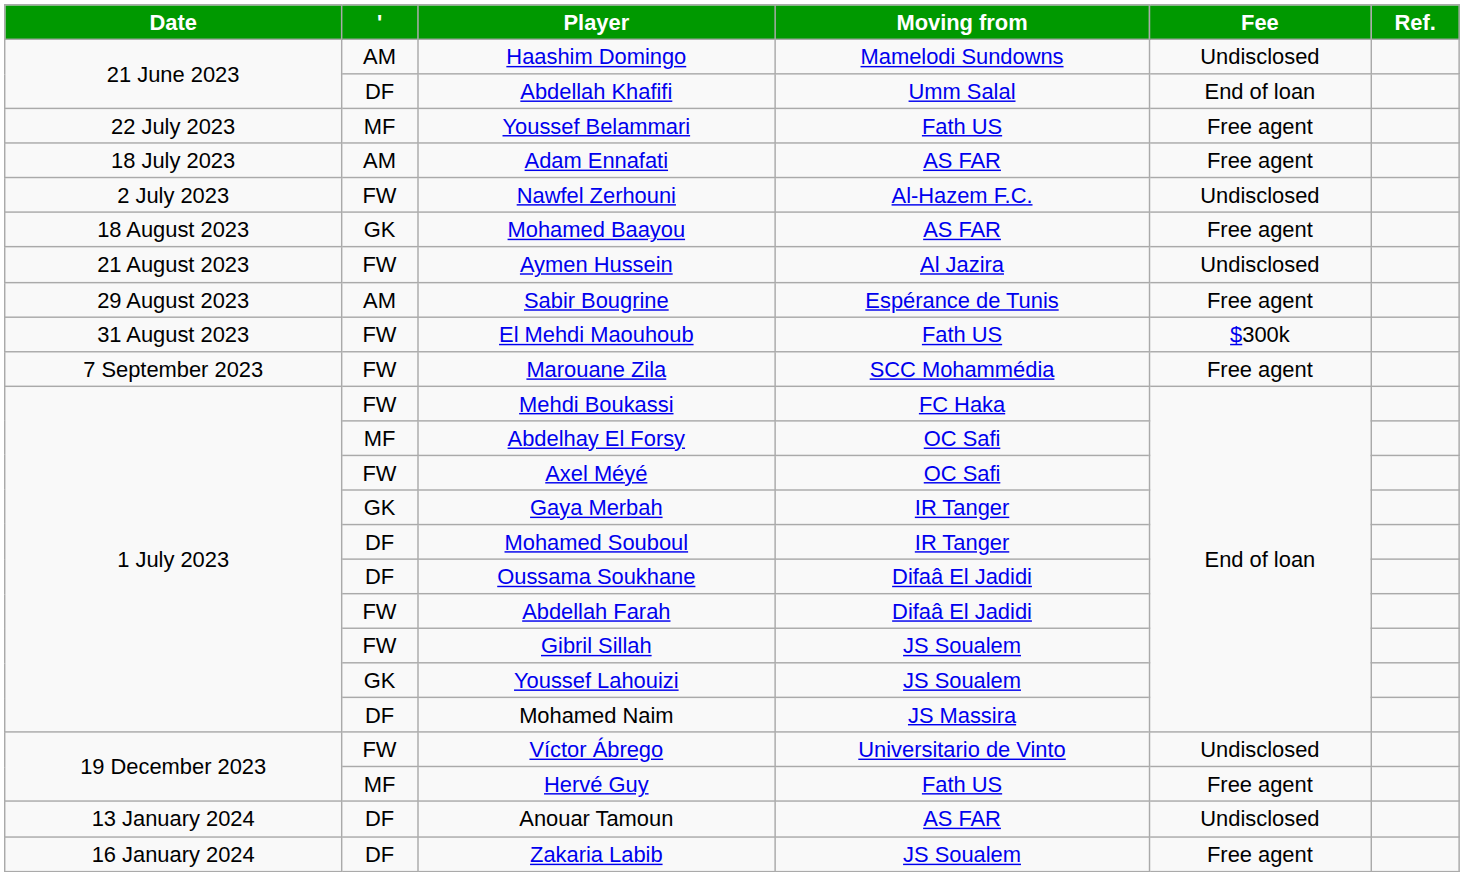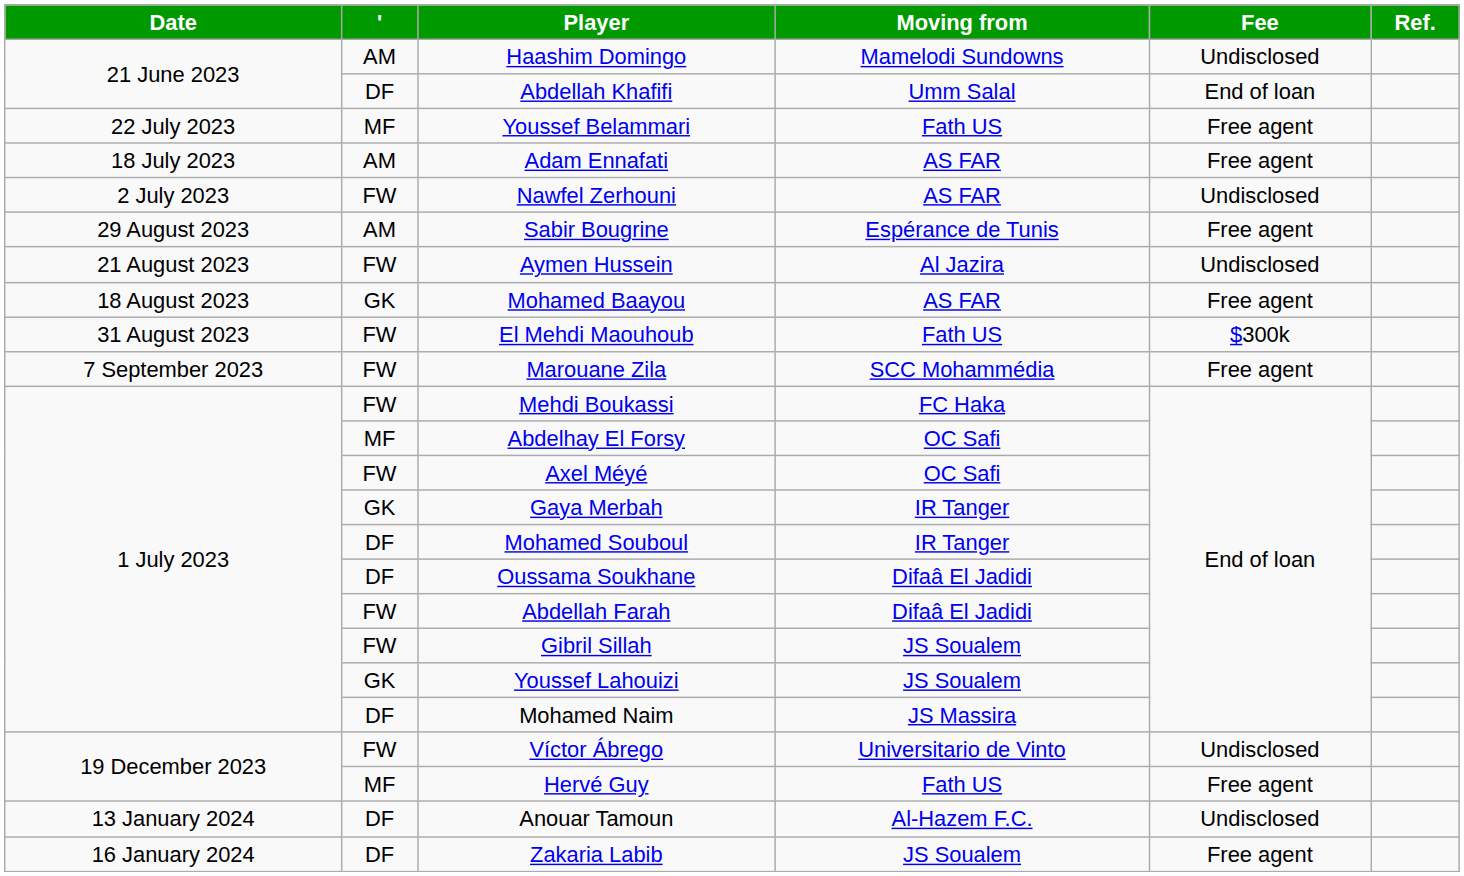(962, 195) Al-Hazem F.C. -> (962, 195) AS FAR
rows swapped: (596, 230) <-> (596, 299)
(962, 819) AS FAR -> (962, 819) Al-Hazem F.C.
